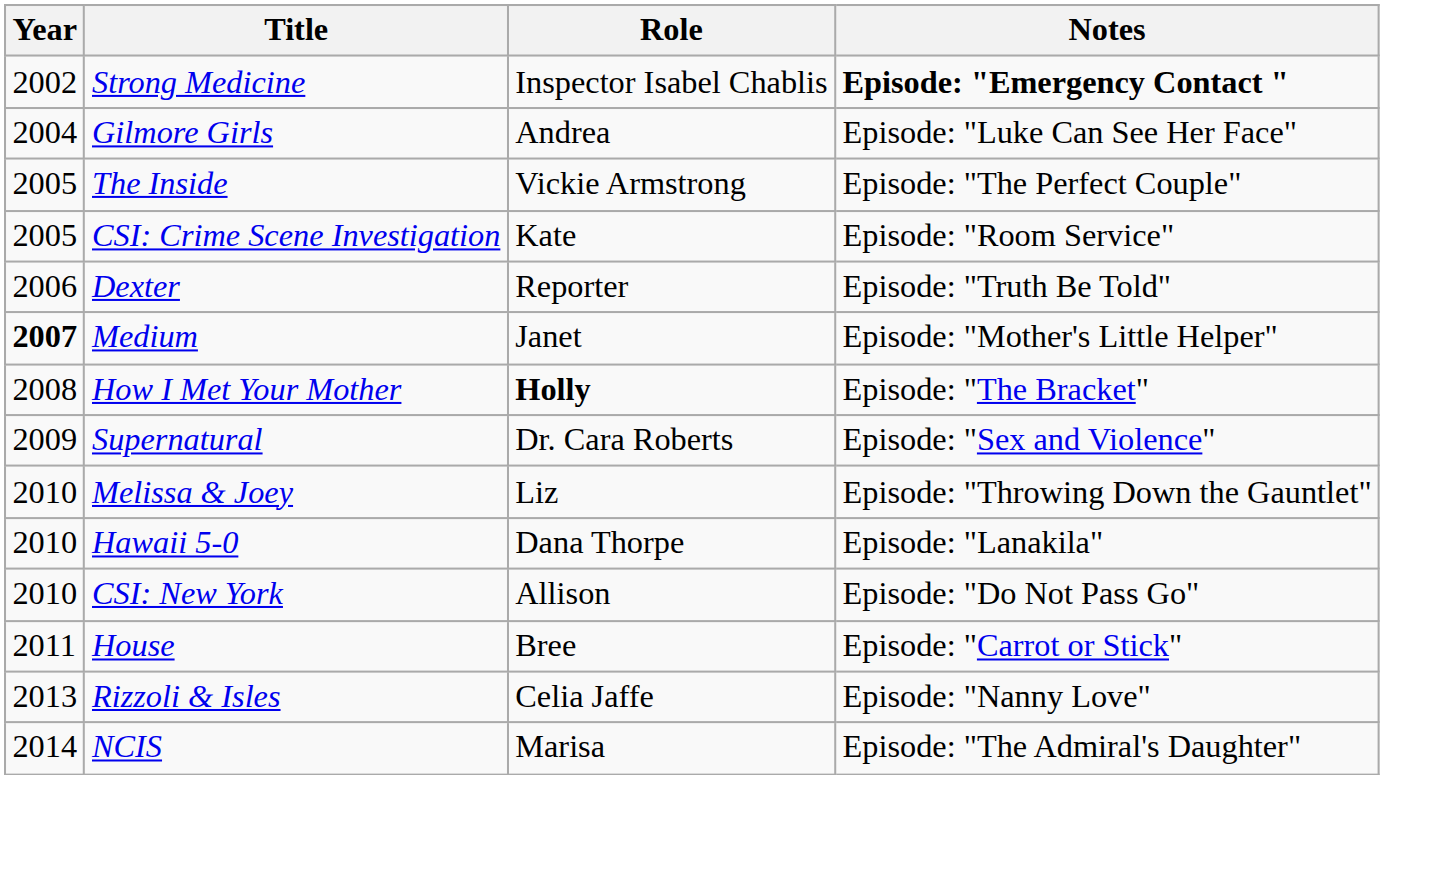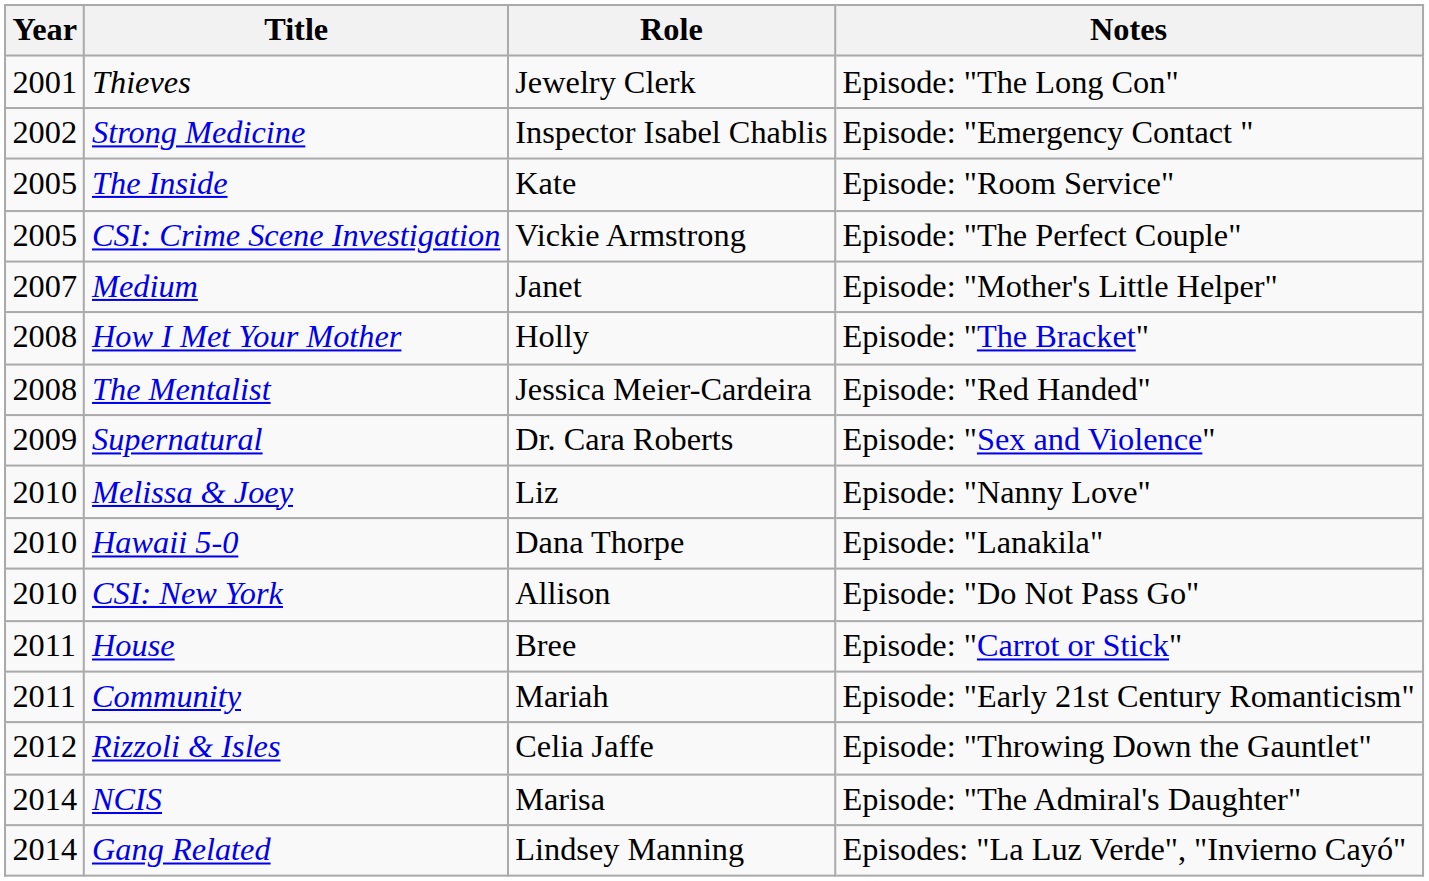+ row: (141, 81)
(1066, 81) bold -> (1048, 132) normal
- row: (183, 132)
(631, 183) Vickie Armstrong -> (546, 183) Kate
(1042, 183) Episode: "The Perfect Couple" -> (1008, 183) Episode: "Room Service"
(546, 235) Kate -> (631, 235) Vickie Armstrong
(1008, 235) Episode: "Room Service" -> (1042, 235) Episode: "The Perfect Couple"
- row: (136, 286)
(45, 337) bold -> (45, 286) normal
(553, 388) bold -> (552, 337) normal
+ row: (181, 388)
(1107, 491) Episode: "Throwing Down the Gauntlet" -> (997, 491) Episode: "Nanny Love"
+ row: (167, 696)
(45, 696) 2013 -> (45, 747) 2012
(997, 696) Episode: "Nanny Love" -> (1107, 747) Episode: "Throwing Down the Gauntlet"
+ row: (181, 850)
